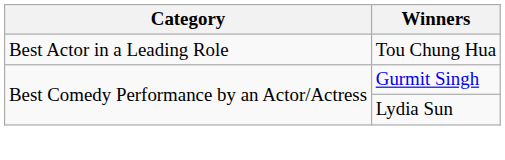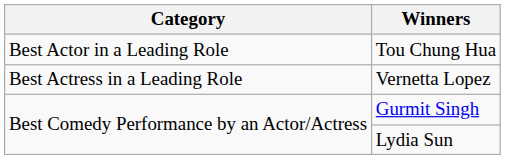+ row: (433, 79)
